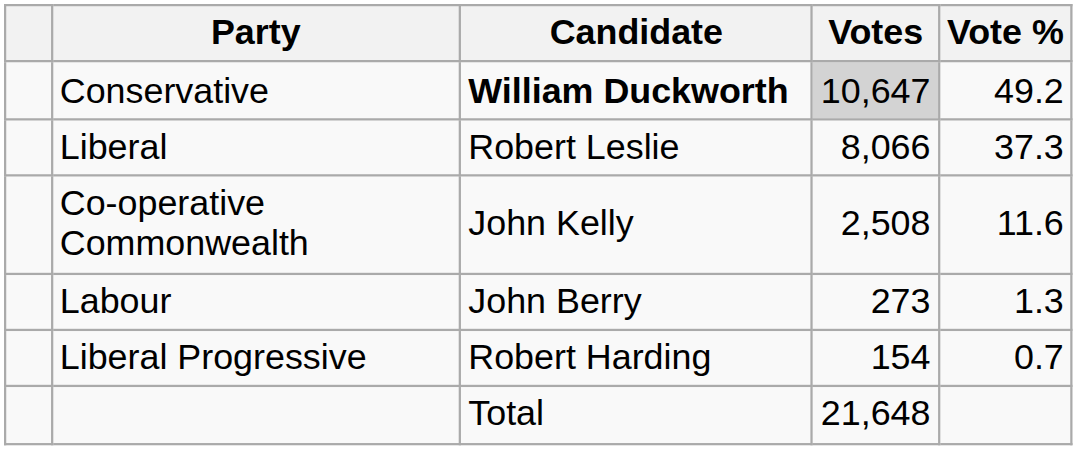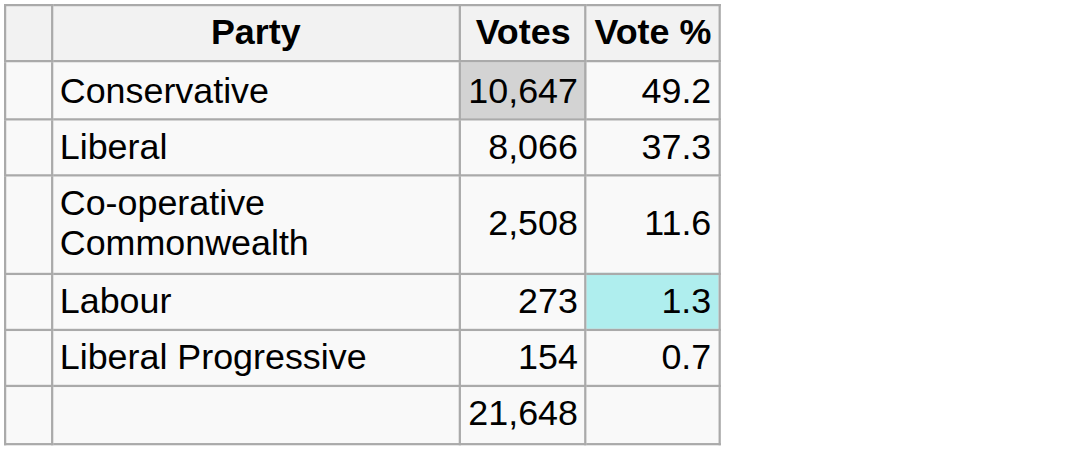- column: (636, 32)
(1039, 300) no background -> (686, 300) paleturquoise background
